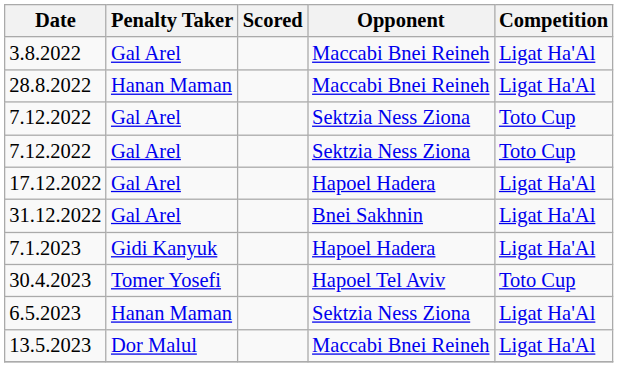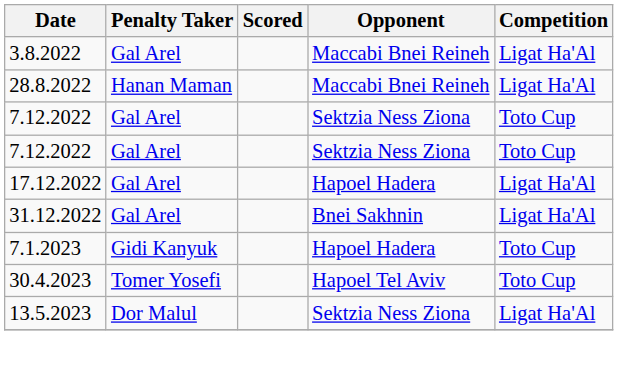(547, 248) Ligat Ha'Al -> (537, 248) Toto Cup
- row: (45, 313)
(401, 345) Maccabi Bnei Reineh -> (391, 313) Sektzia Ness Ziona
